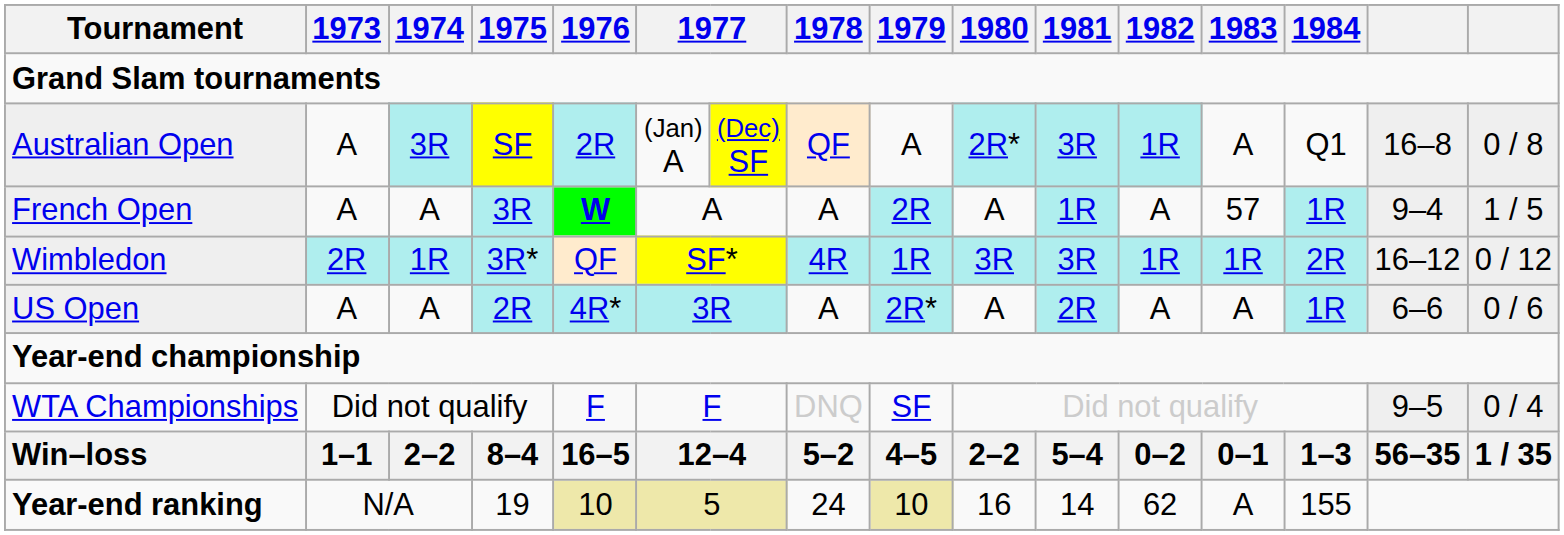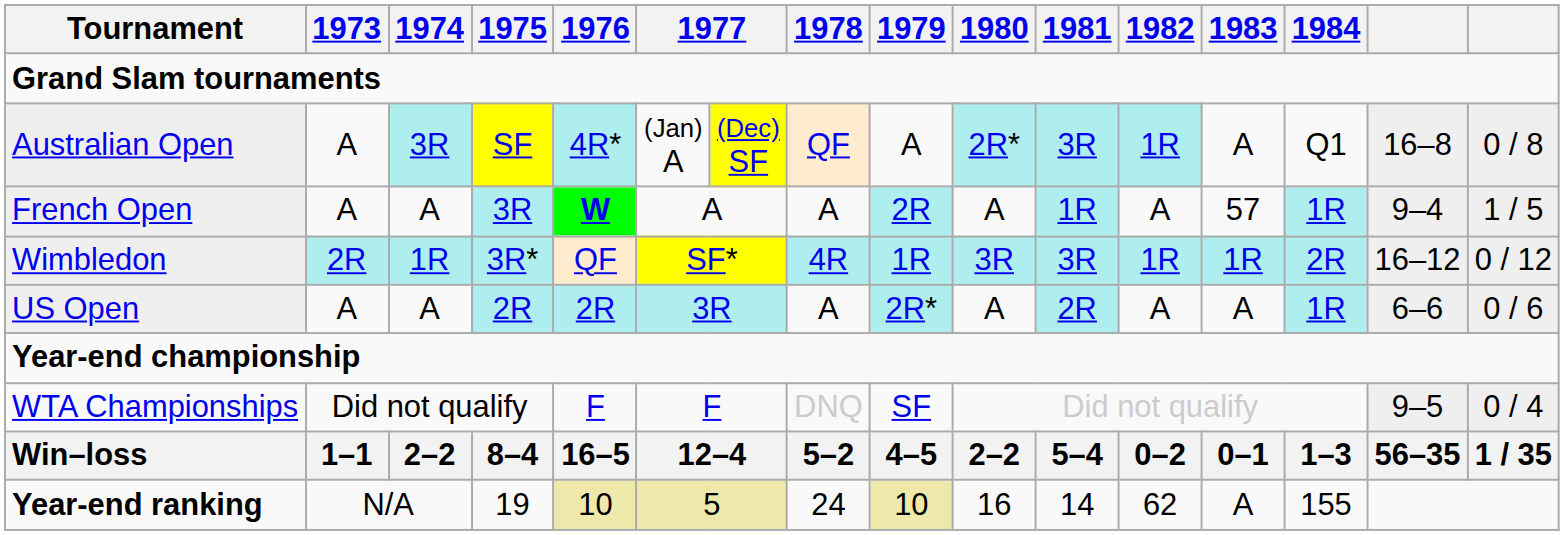(595, 144) 2R -> (595, 144) 4R*
(595, 308) 4R* -> (595, 308) 2R
